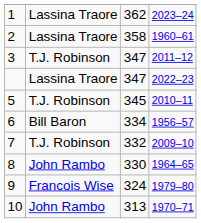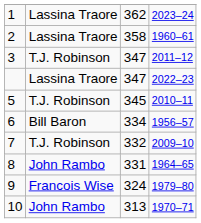(135, 164) 330 -> (135, 164) 331
